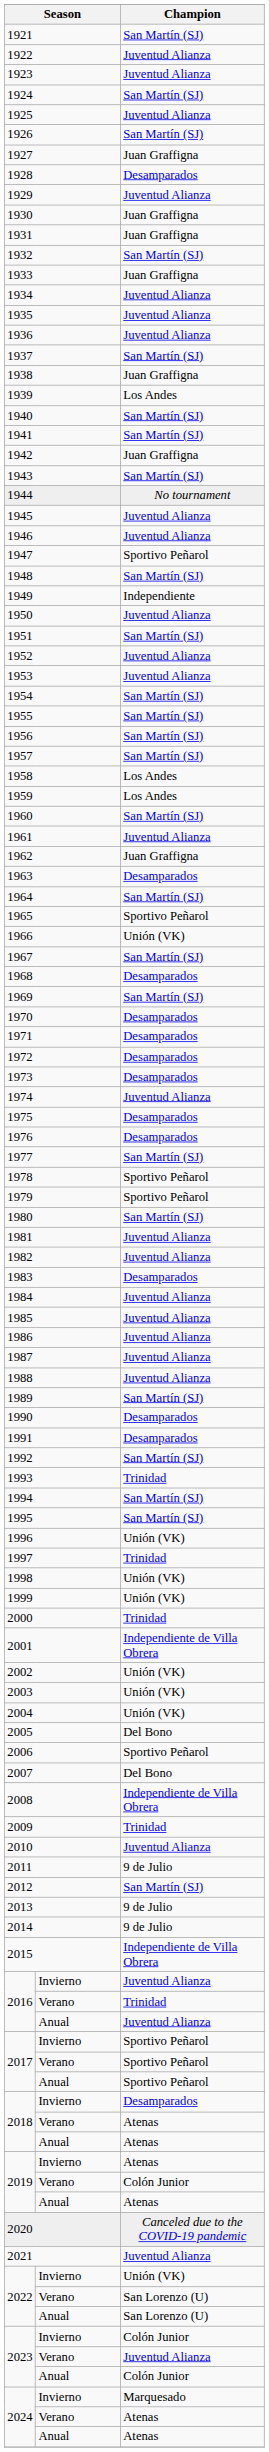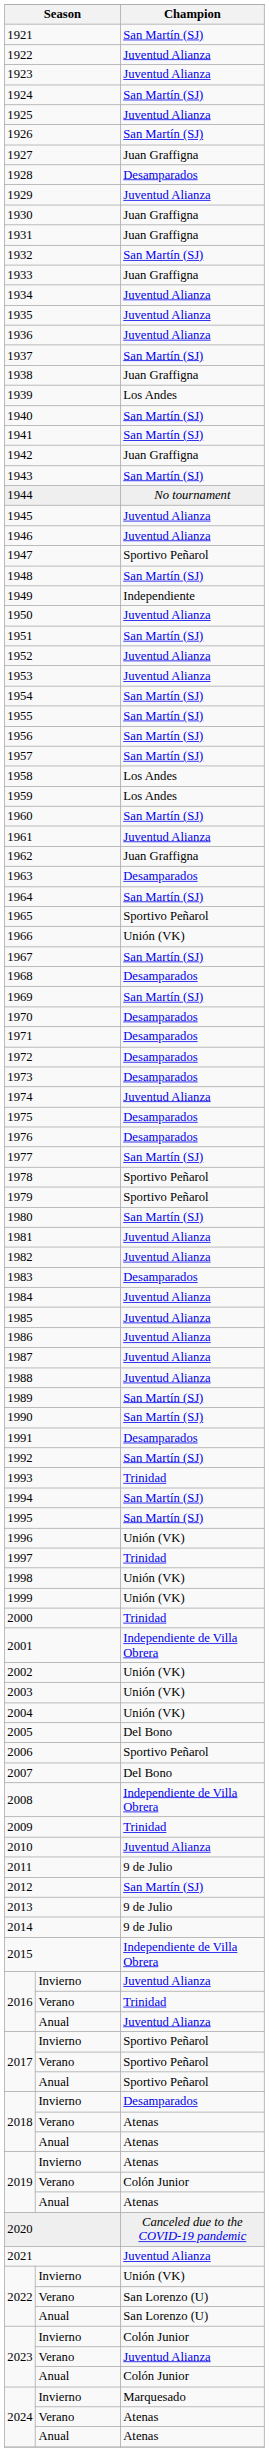(160, 1417) Desamparados -> (163, 1417) San Martín (SJ)
